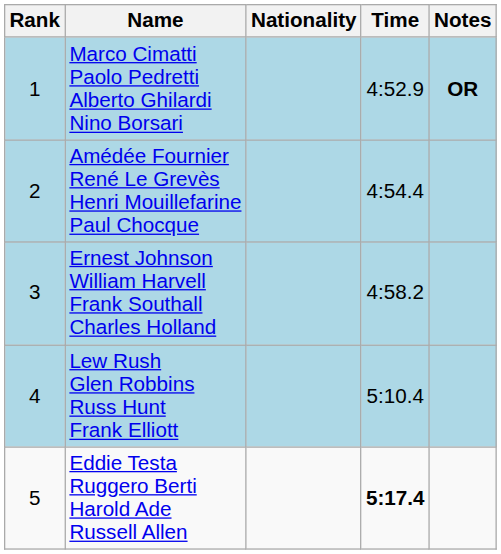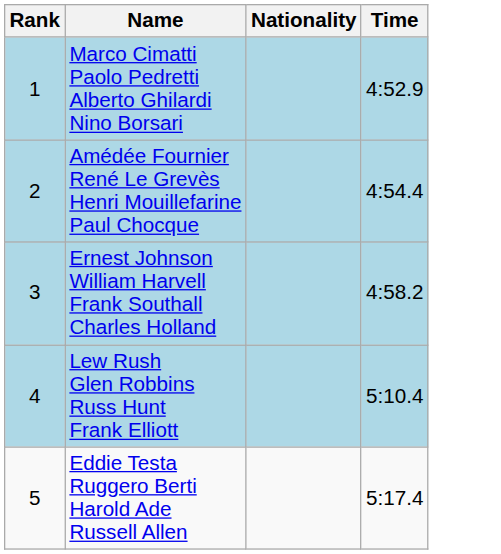- column: (463, 20)
(395, 498) bold -> (395, 498) normal
